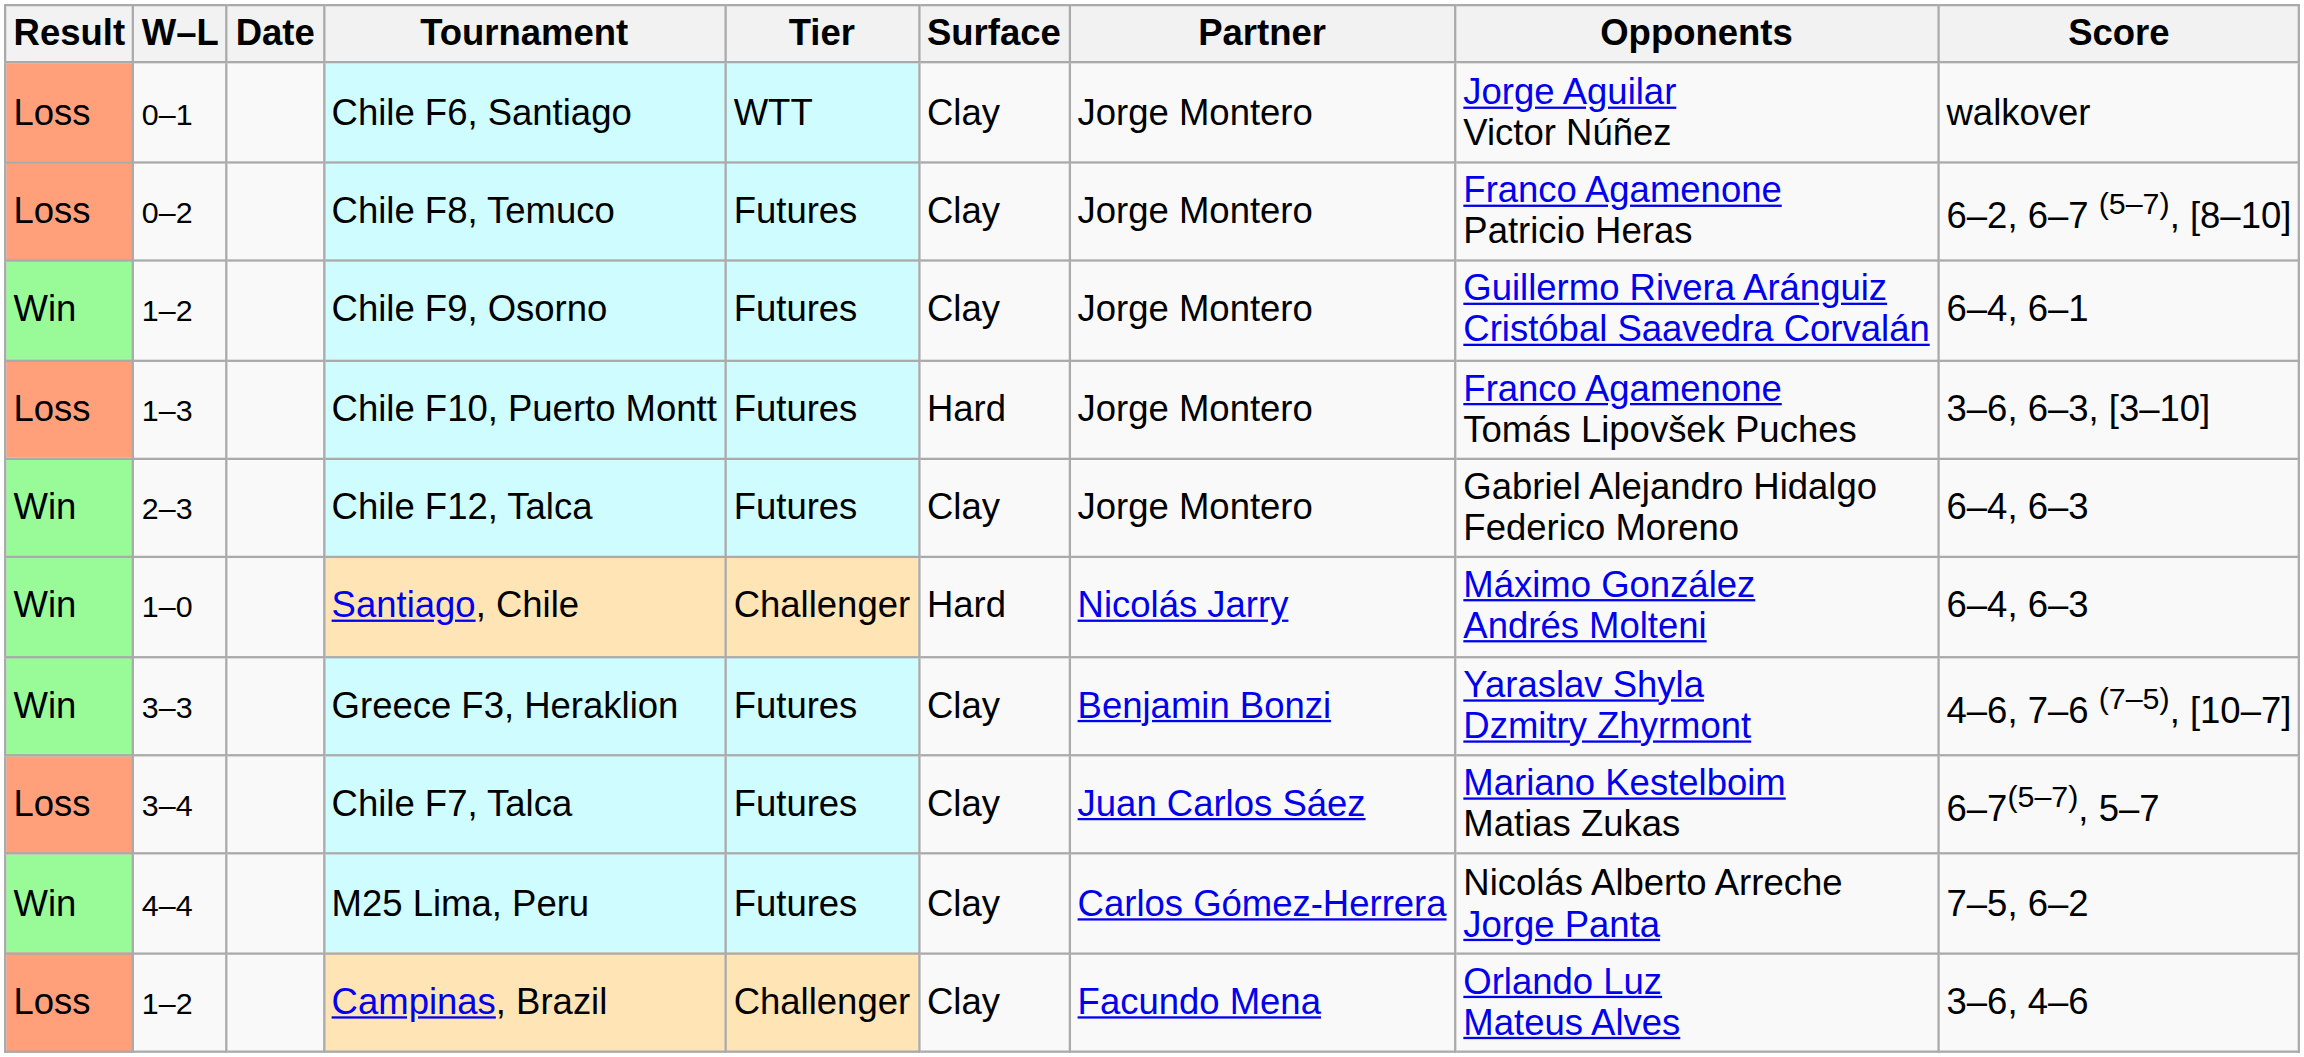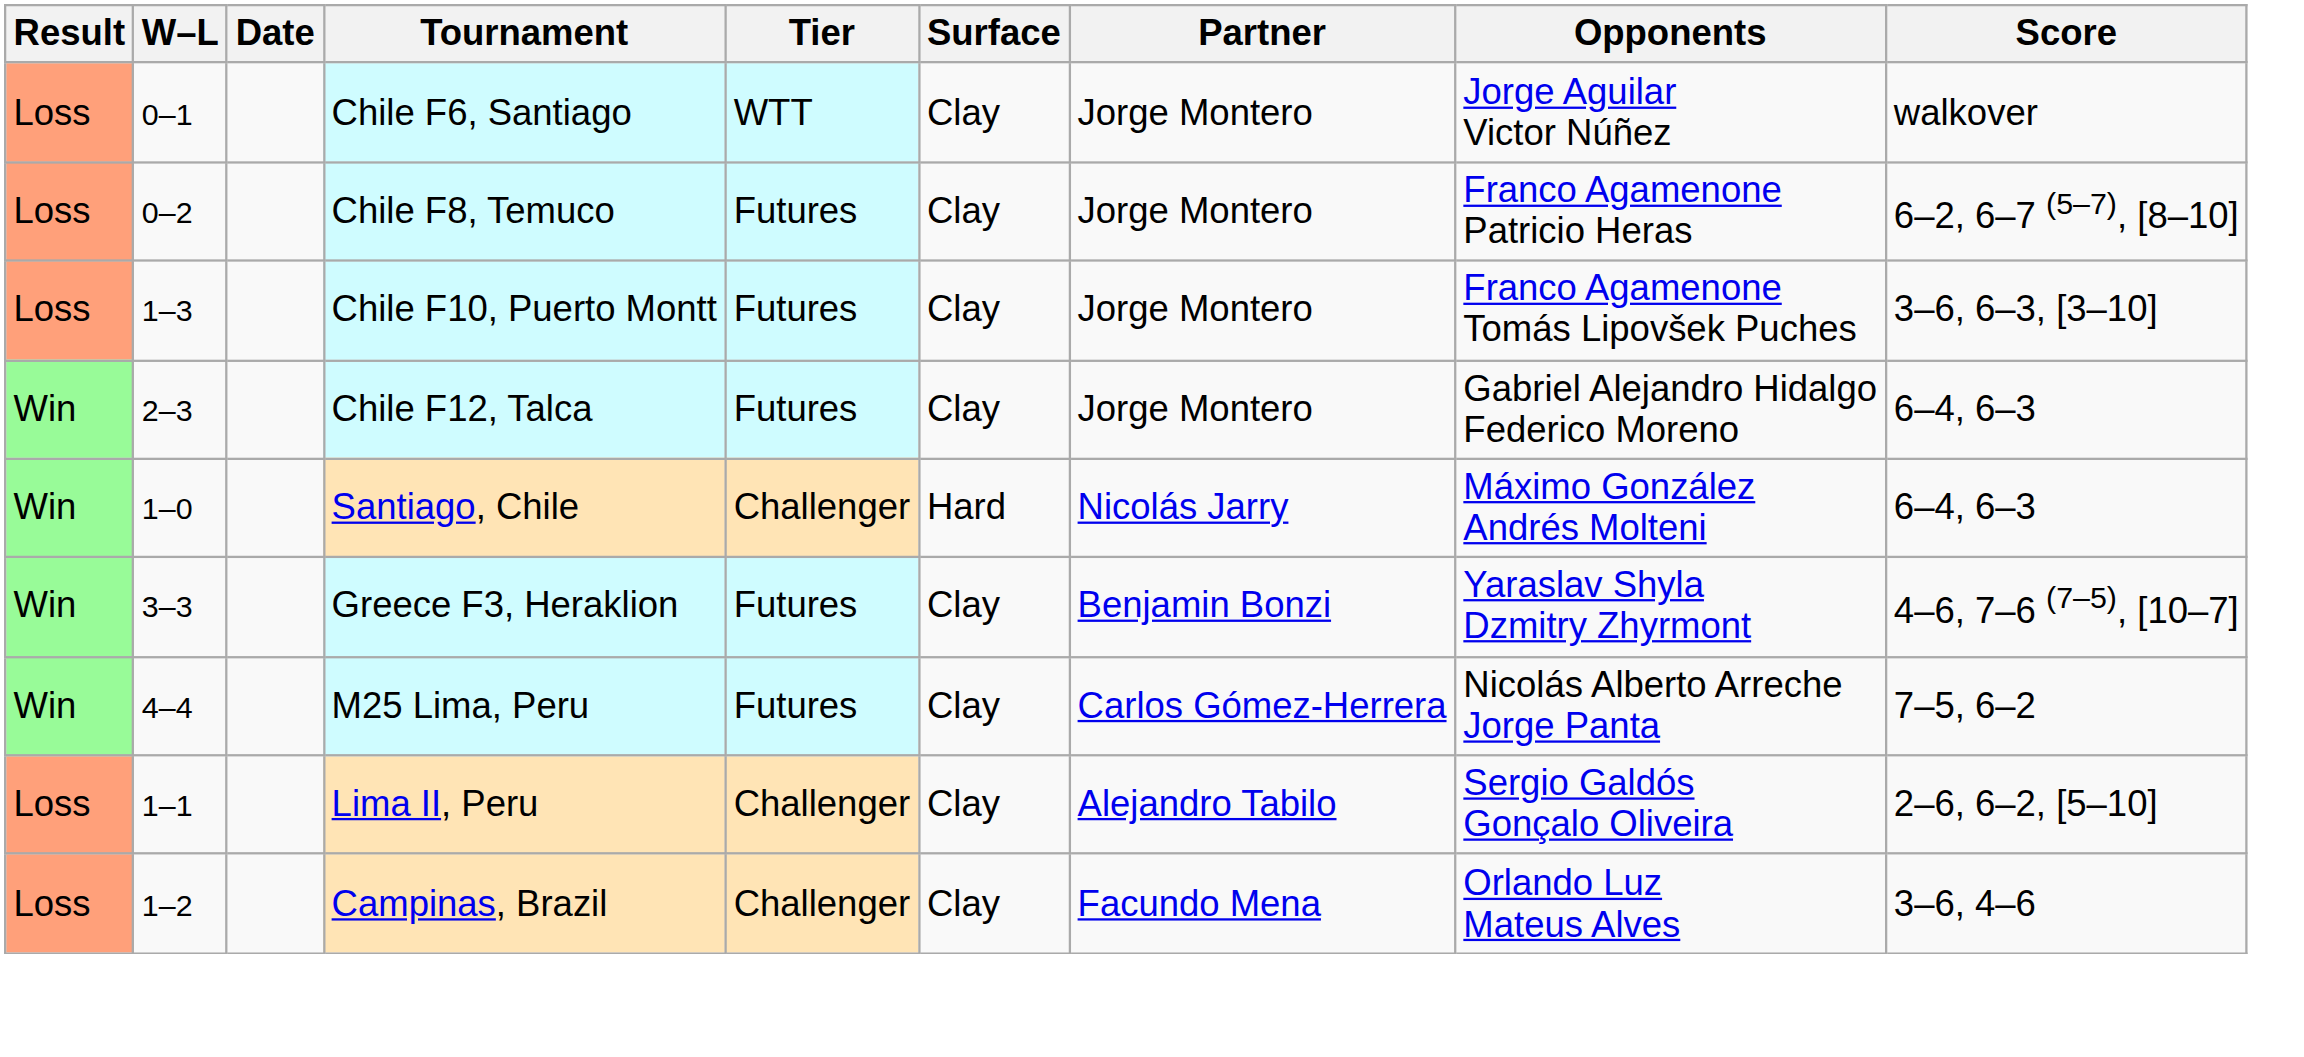- row: (469, 309)
(966, 408) Hard -> (963, 309) Clay
- row: (452, 804)
+ row: (435, 804)
